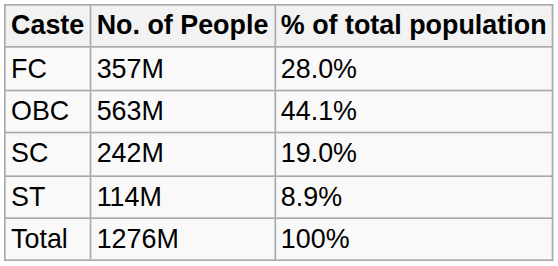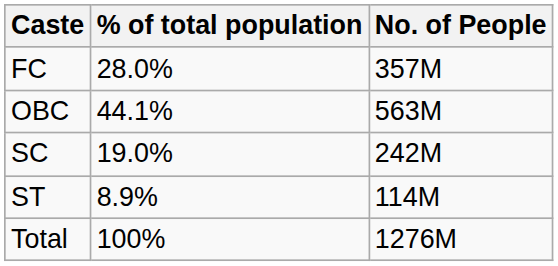columns swapped: (414, 25) <-> (183, 25)
